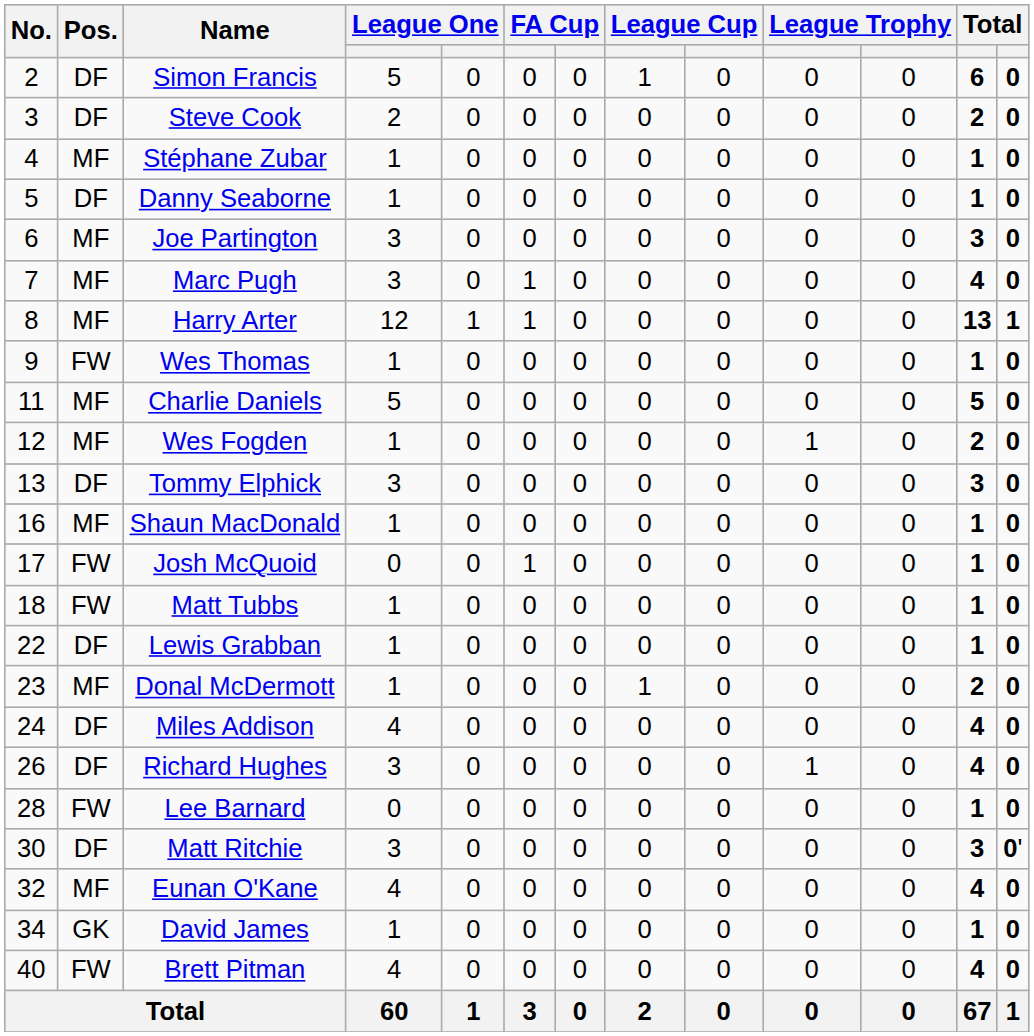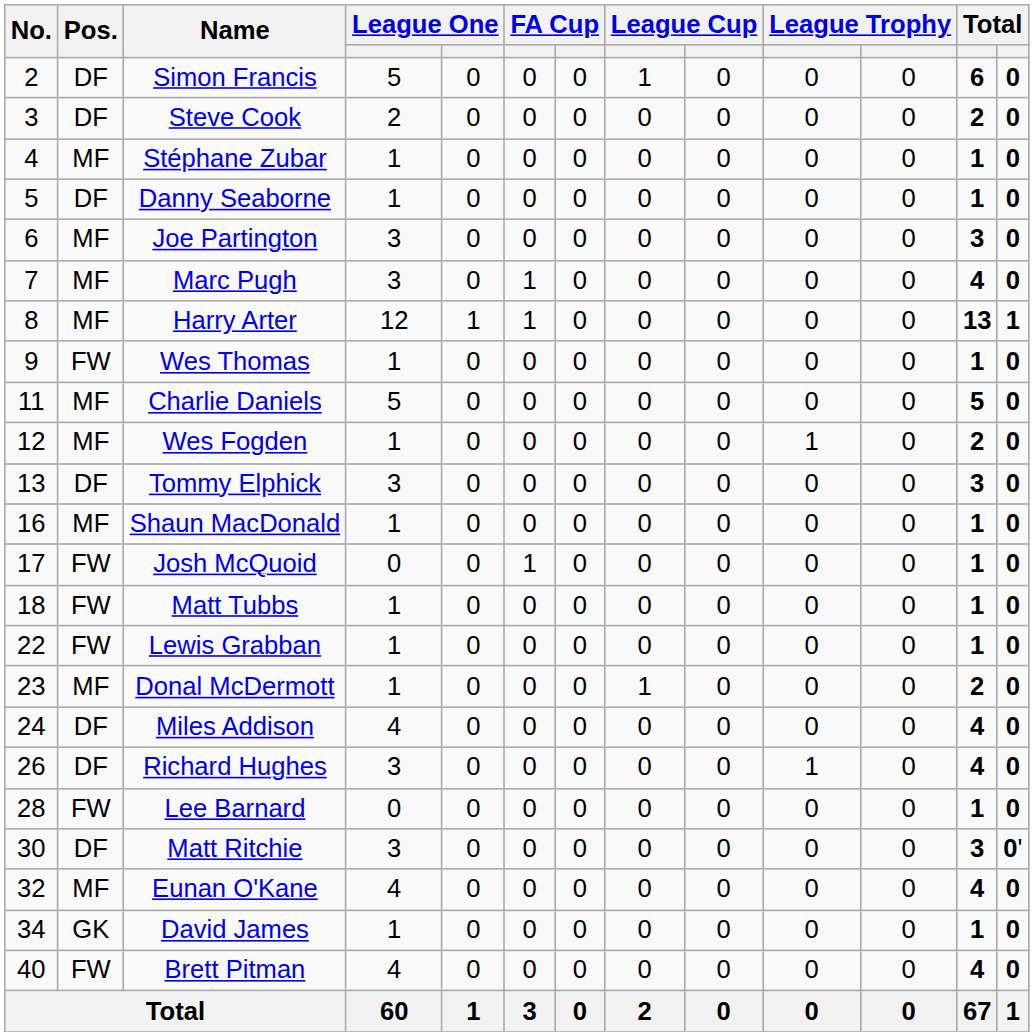(91, 645) DF -> (91, 645) FW
